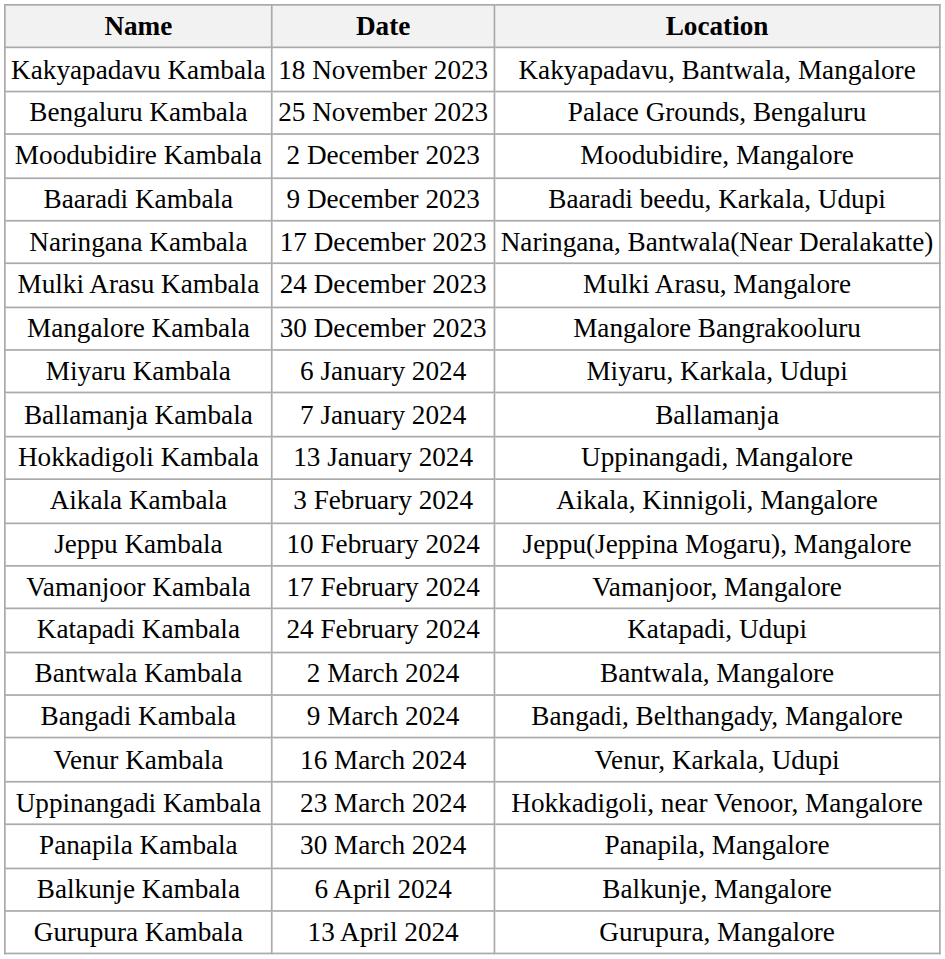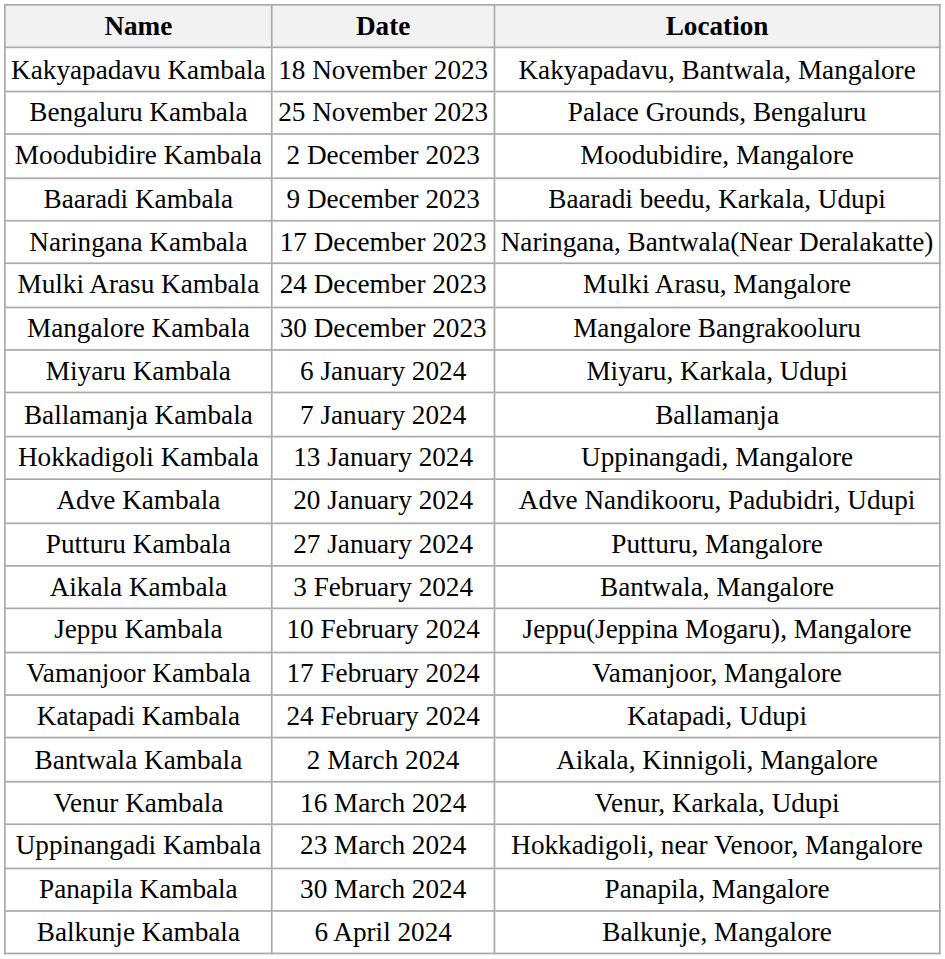+ row: (138, 500)
+ row: (138, 543)
(717, 500) Aikala, Kinnigoli, Mangalore -> (717, 586) Bantwala, Mangalore
(717, 673) Bantwala, Mangalore -> (717, 759) Aikala, Kinnigoli, Mangalore
- row: (138, 716)
- row: (138, 931)
